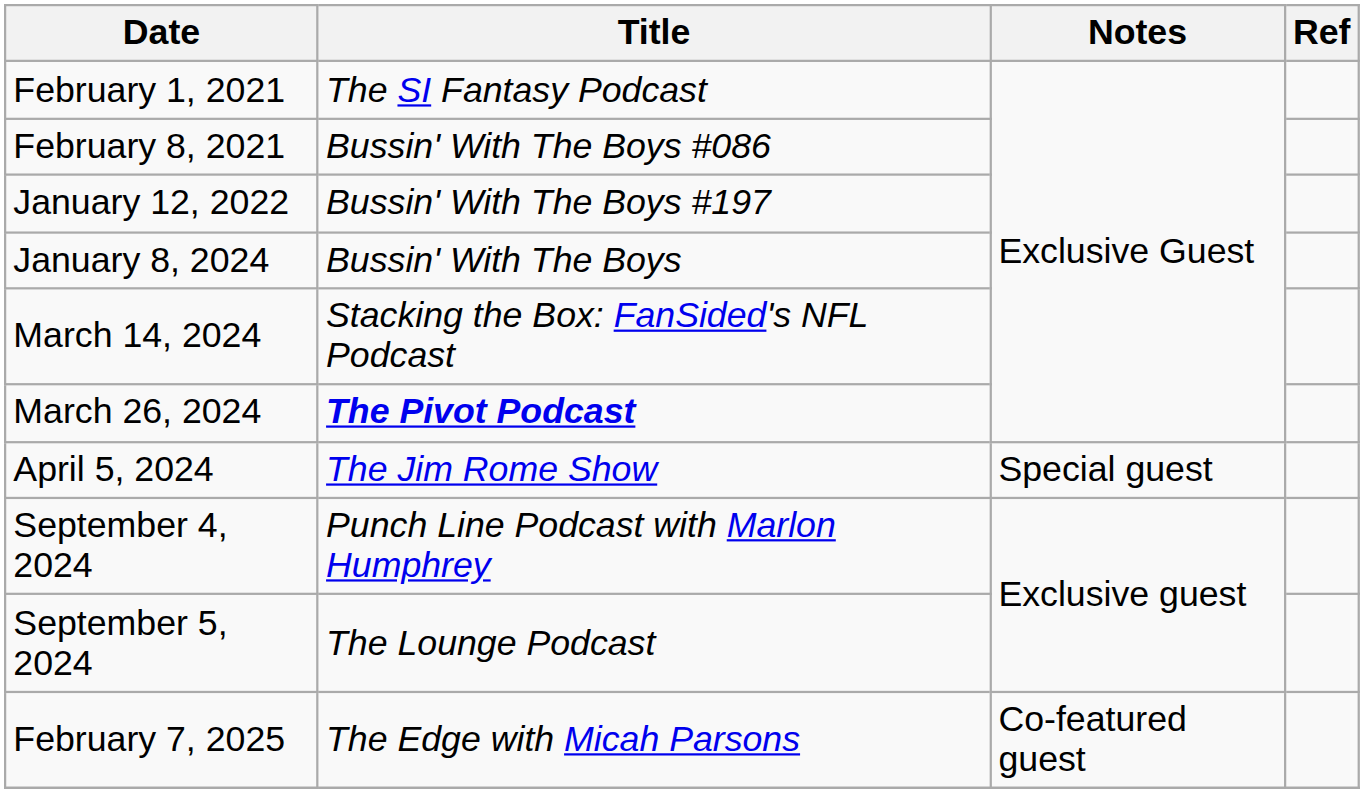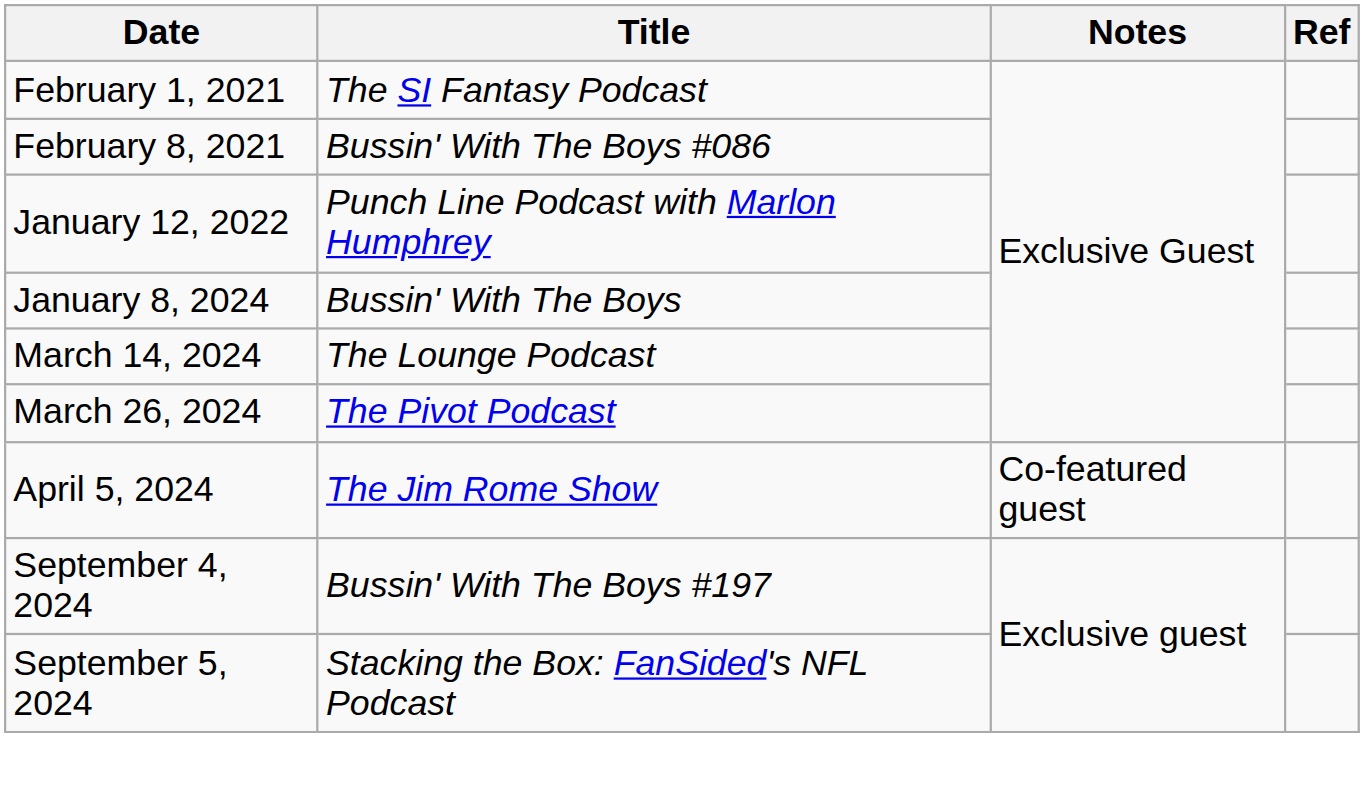(548, 202) Bussin' With The Boys #197 -> (581, 222) Punch Line Podcast with Marlon Humphrey
(597, 335) Stacking the Box: FanSided's NFL Podcast -> (491, 355) The Lounge Podcast
(481, 412) bold -> (471, 412) normal
(1106, 469) Special guest -> (1093, 489) Co-featured guest
(581, 545) Punch Line Podcast with Marlon Humphrey -> (548, 585) Bussin' With The Boys #197
(491, 642) The Lounge Podcast -> (597, 682) Stacking the Box: FanSided's NFL Podcast
- row: (149, 739)
